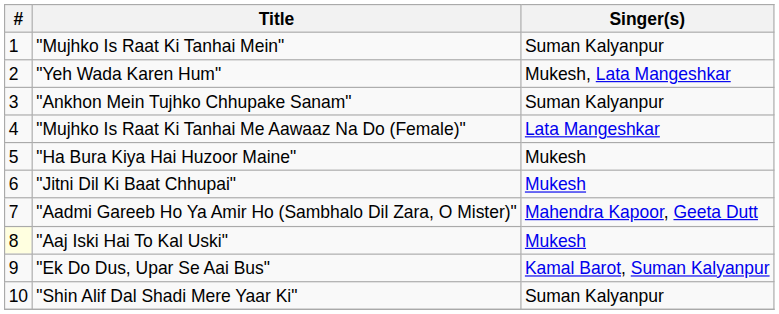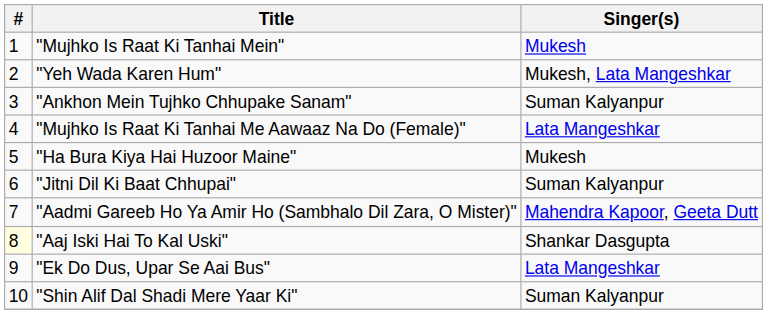(594, 46) Suman Kalyanpur -> (555, 46) Mukesh
(555, 185) Mukesh -> (594, 185) Suman Kalyanpur
(555, 240) Mukesh -> (597, 240) Shankar Dasgupta
(647, 268) Kamal Barot, Suman Kalyanpur -> (592, 268) Lata Mangeshkar
